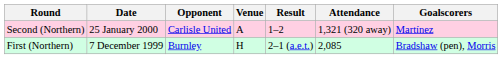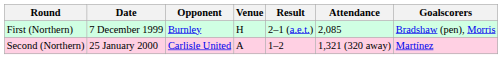rows swapped: (40, 45) <-> (46, 29)
